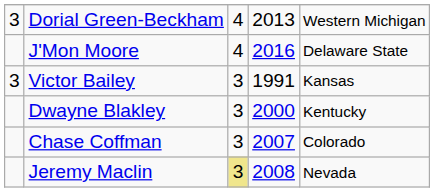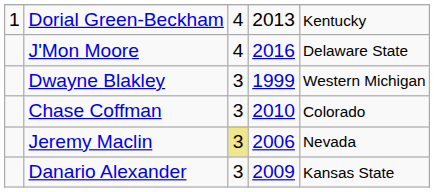(14, 19) 3 -> (14, 19) 1
(364, 20) Western Michigan -> (335, 20) Kentucky
- row: (82, 80)
(274, 111) 2000 -> (274, 80) 1999
(335, 111) Kentucky -> (364, 81) Western Michigan
(274, 141) 2007 -> (274, 111) 2010
(274, 171) 2008 -> (274, 141) 2006
+ row: (108, 171)
